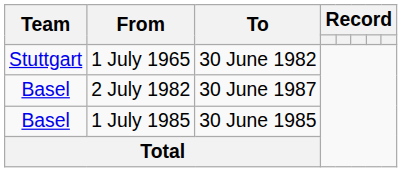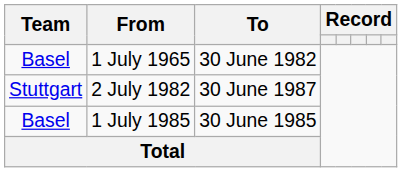(46, 59) Stuttgart -> (46, 59) Basel
(46, 90) Basel -> (46, 90) Stuttgart
